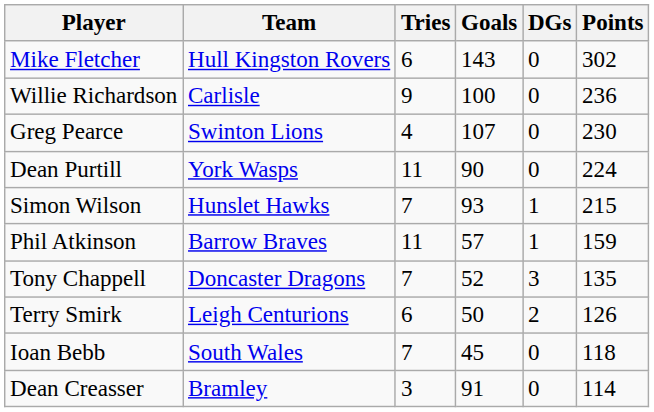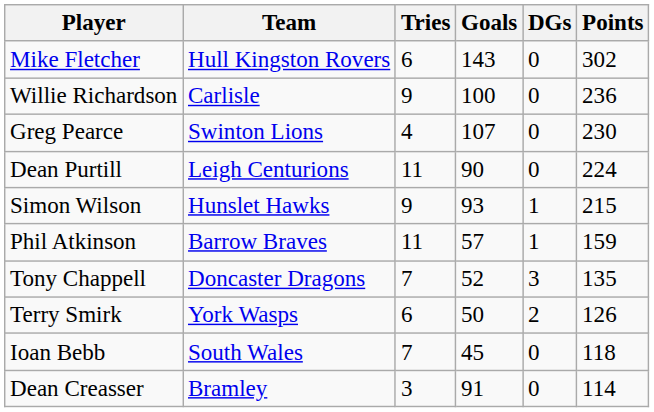(243, 168) York Wasps -> (268, 168) Leigh Centurions
(407, 205) 7 -> (407, 205) 9
(268, 315) Leigh Centurions -> (243, 315) York Wasps
